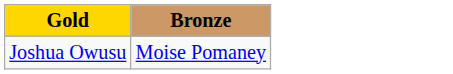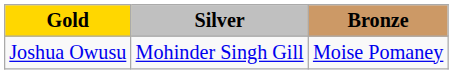+ column: (220, 20)
